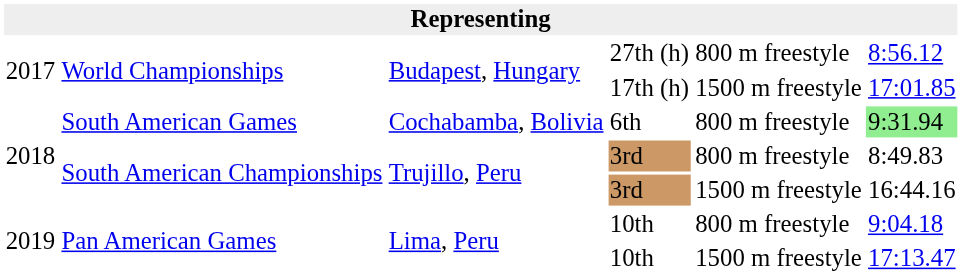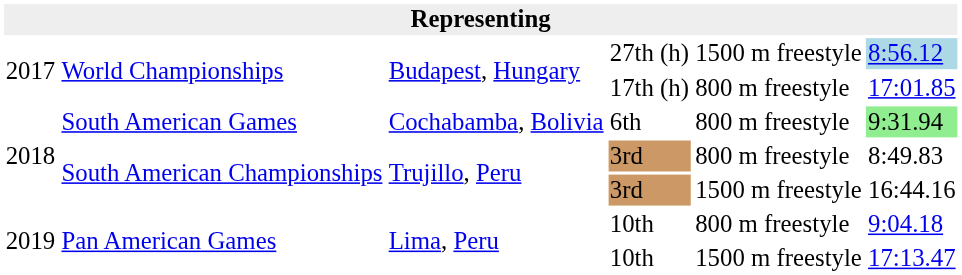(772, 53) 800 m freestyle -> (779, 53) 1500 m freestyle
(906, 53) no background -> (906, 53) lightblue background
(779, 87) 1500 m freestyle -> (772, 87) 800 m freestyle
